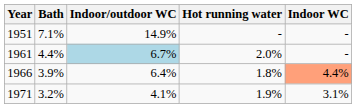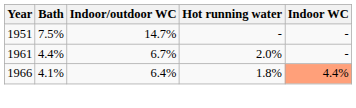(51, 34) 7.1% -> (51, 34) 7.5%
(160, 34) 14.9% -> (160, 34) 14.7%
(163, 53) lightblue background -> (163, 53) no background
(51, 73) 3.9% -> (51, 73) 4.1%
- row: (20, 93)
